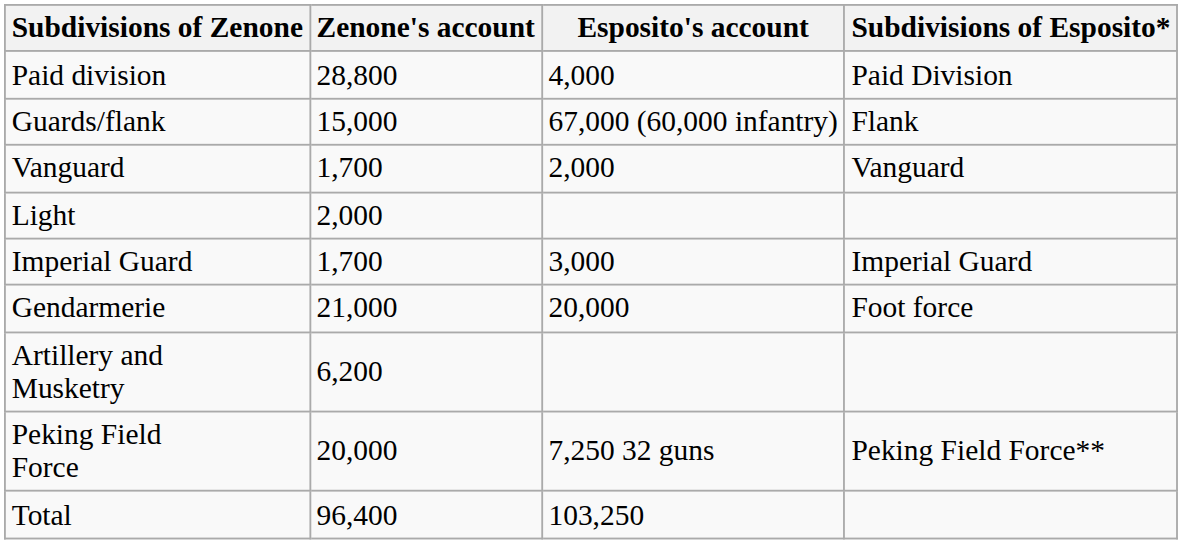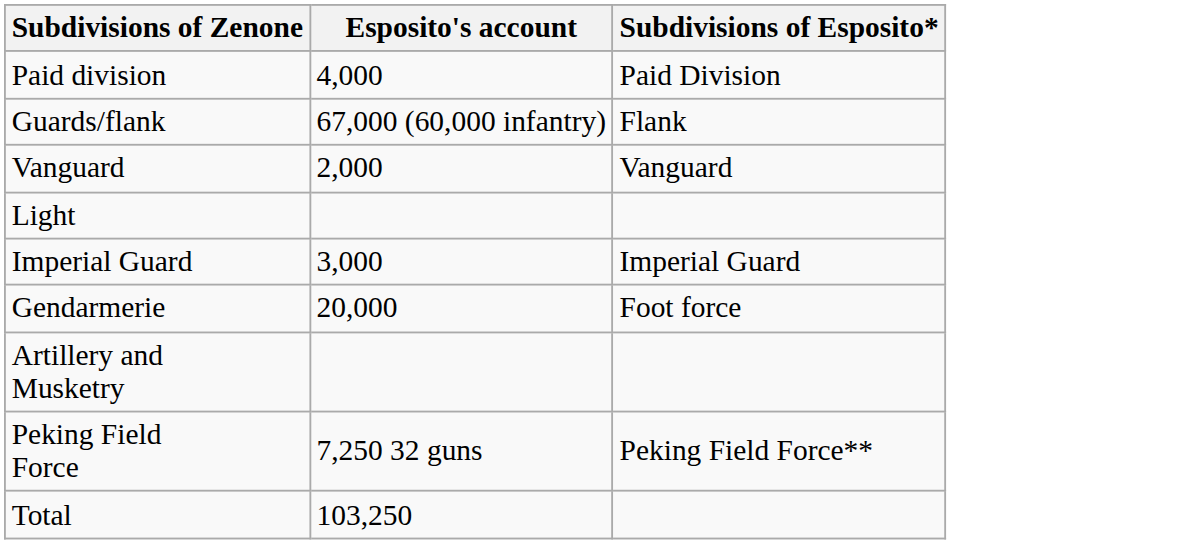- column: (426, 27)
